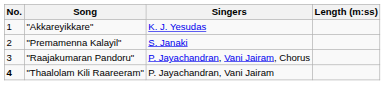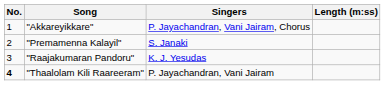(177, 27) K. J. Yesudas -> (229, 27) P. Jayachandran, Vani Jairam, Chorus
(229, 58) P. Jayachandran, Vani Jairam, Chorus -> (177, 58) K. J. Yesudas
